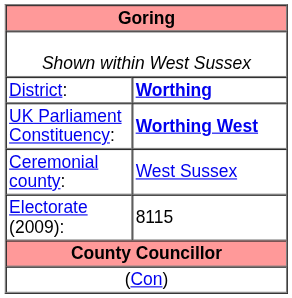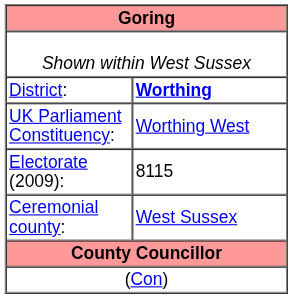(197, 126) bold -> (193, 126) normal
rows swapped: (54, 171) <-> (48, 217)
